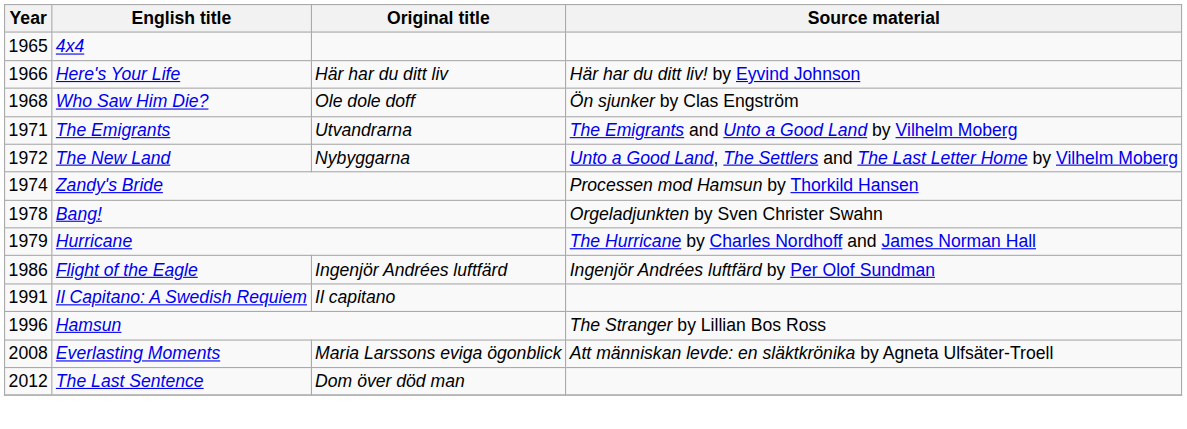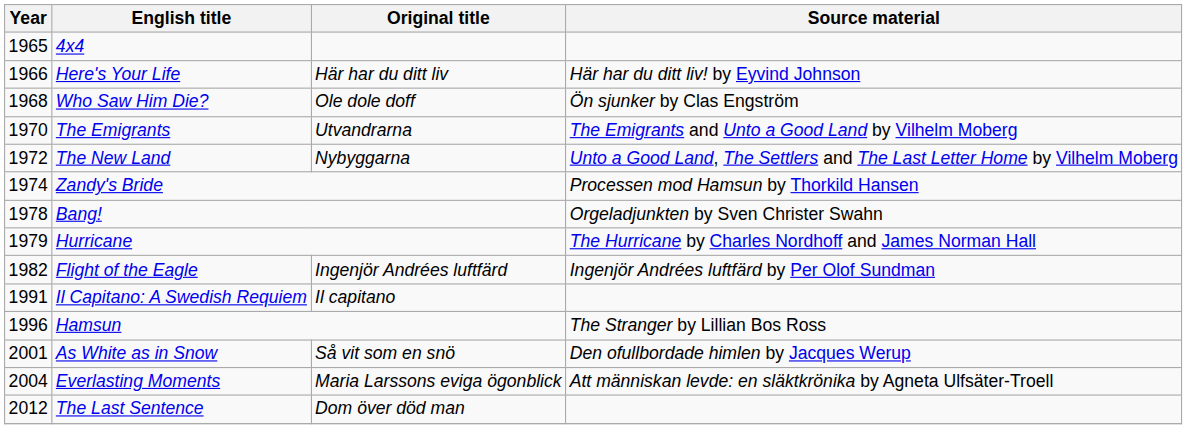(28, 130) 1971 -> (28, 130) 1970
(28, 269) 1986 -> (28, 269) 1982
+ row: (137, 353)
(28, 353) 2008 -> (28, 381) 2004
